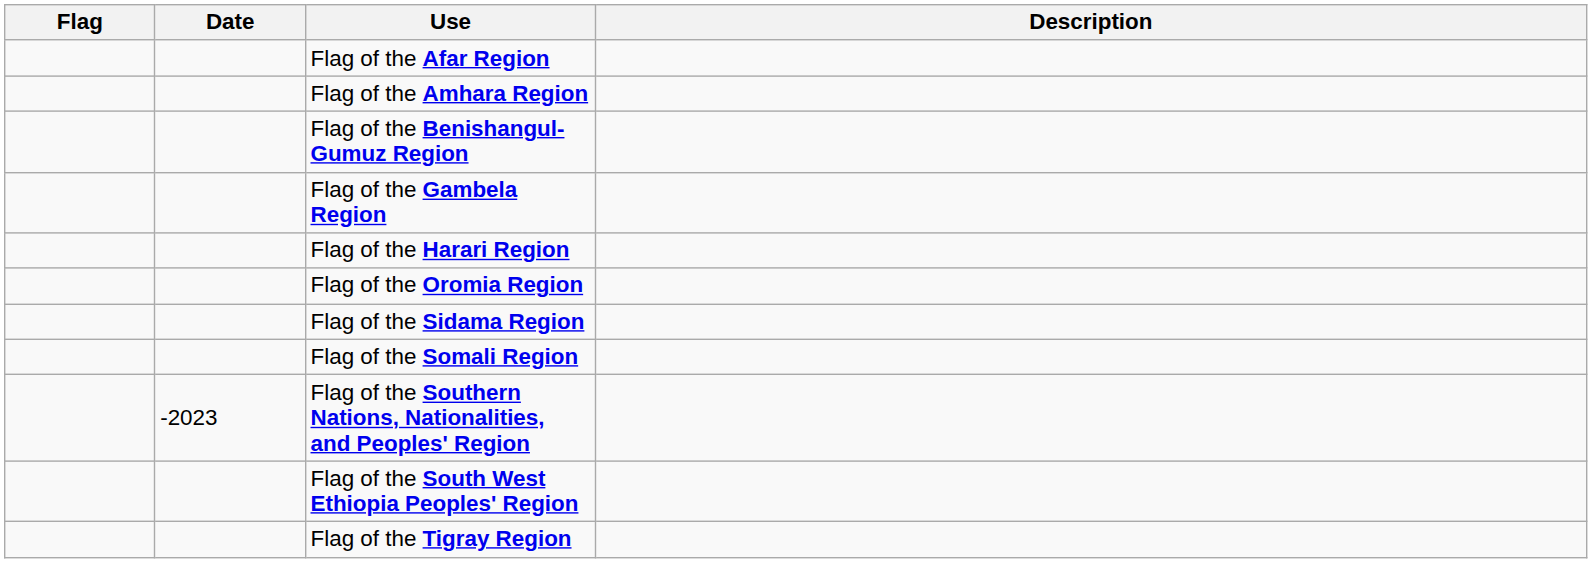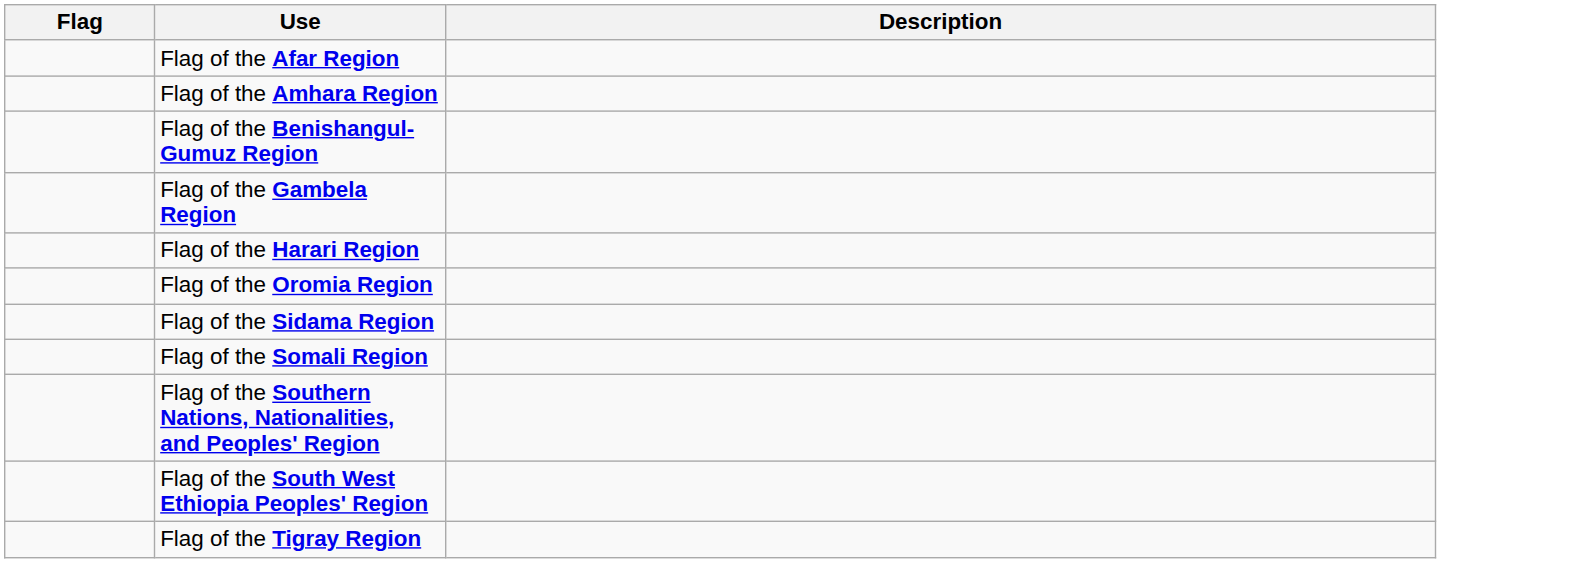- column: (230, 22)
